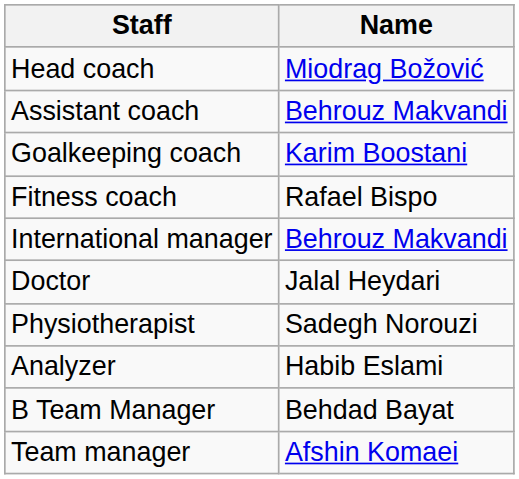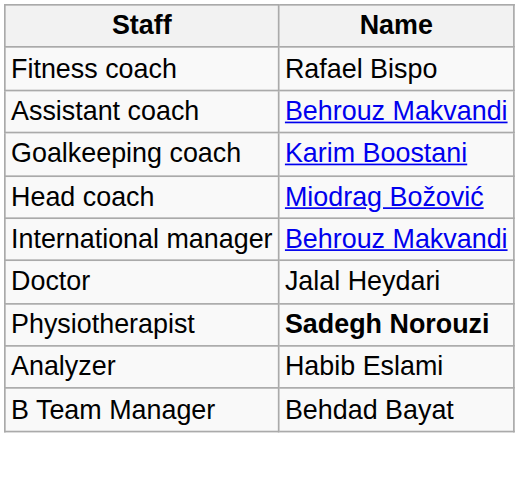rows swapped: (83, 68) <-> (94, 196)
(381, 324) normal -> (387, 324) bold
- row: (101, 452)
